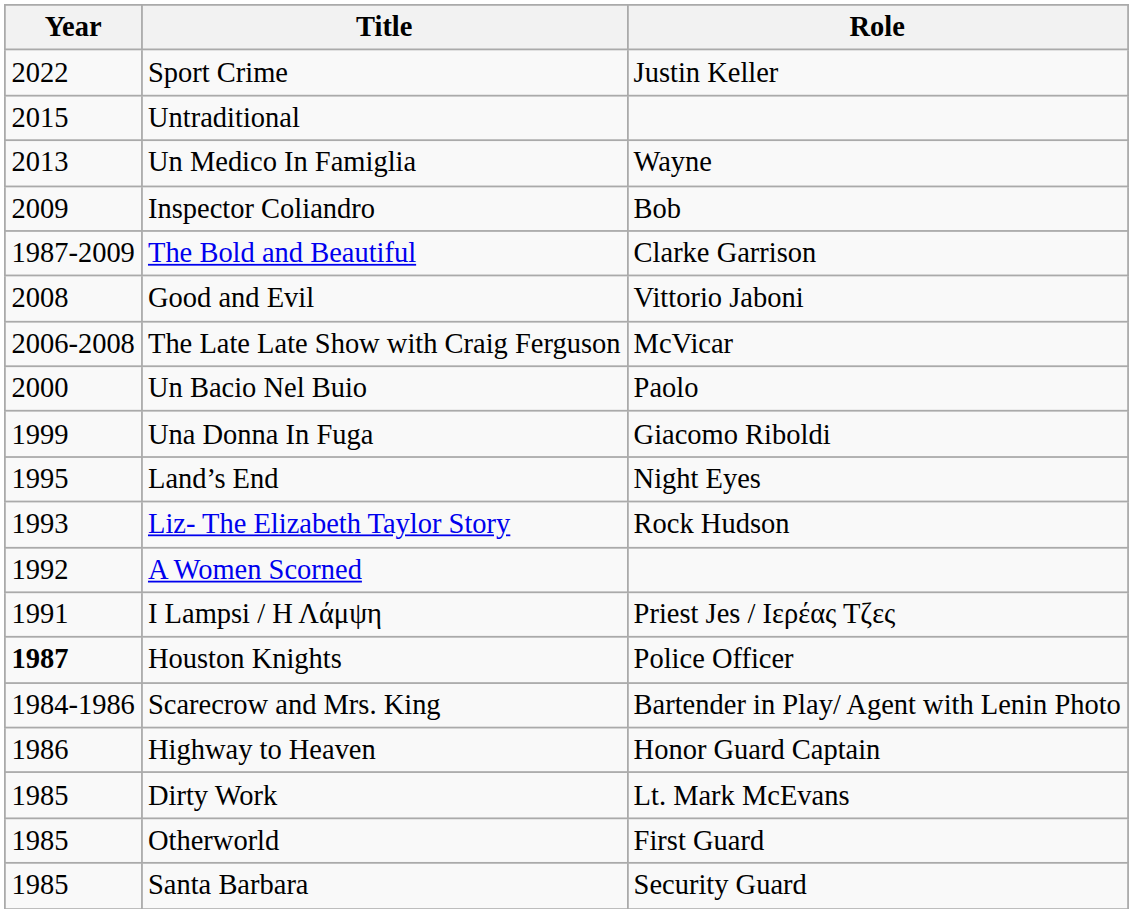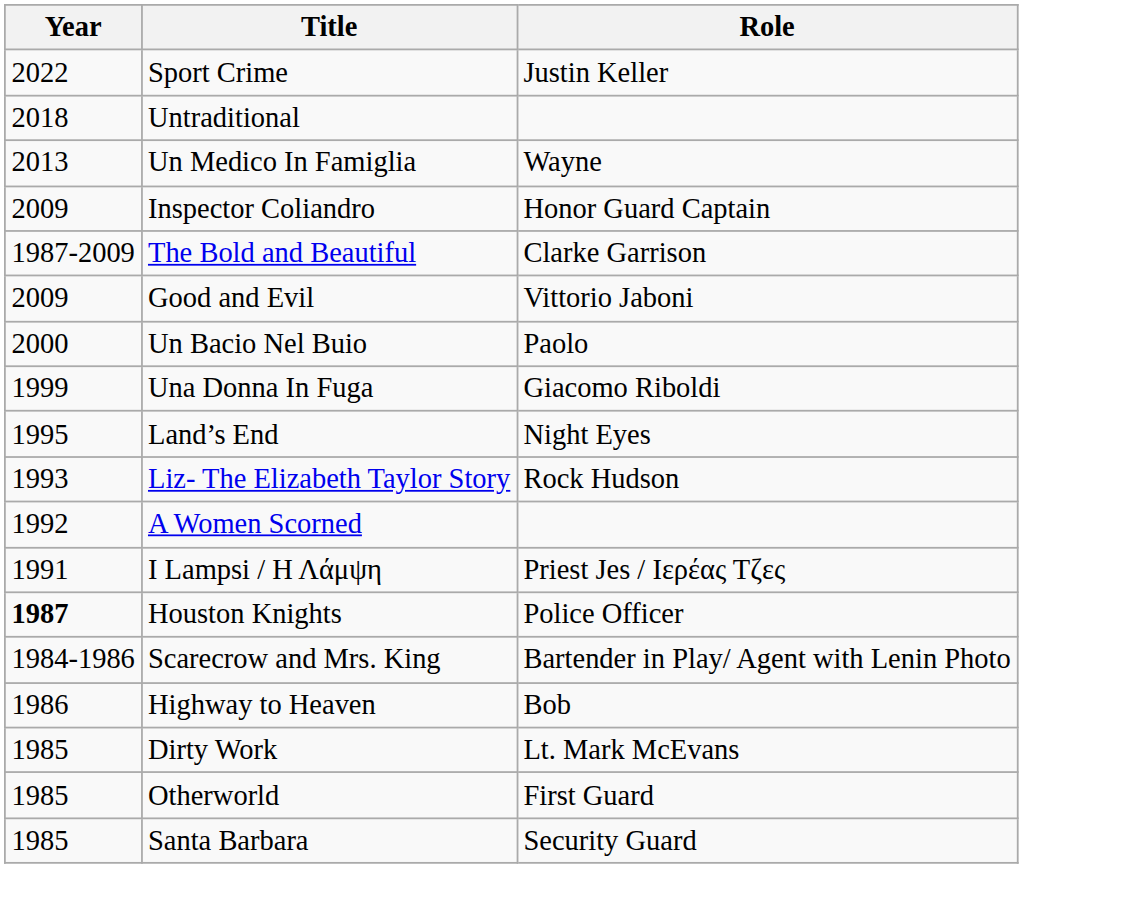(40, 117) 2015 -> (40, 117) 2018
(657, 207) Bob -> (647, 207) Honor Guard Captain
(40, 298) 2008 -> (40, 298) 2009
- row: (384, 343)
(757, 749) Honor Guard Captain -> (547, 704) Bob
